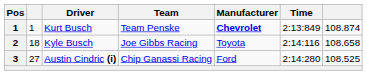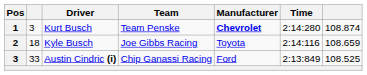(32, 28) 1 -> (32, 28) 3
(301, 28) 2:13:849 -> (301, 28) 2:14:280
(343, 43) 108.658 -> (343, 43) 108.659
(34, 58) 27 -> (34, 58) 33
(301, 58) 2:14:280 -> (301, 58) 2:13:849
